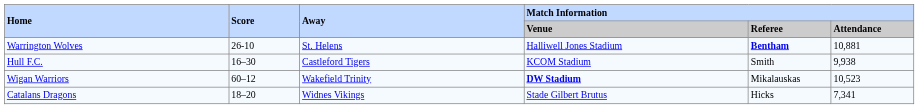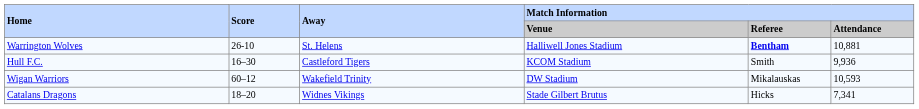(845, 62) 9,938 -> (845, 62) 9,936
(554, 79) bold -> (552, 79) normal
(847, 79) 10,523 -> (847, 79) 10,593
